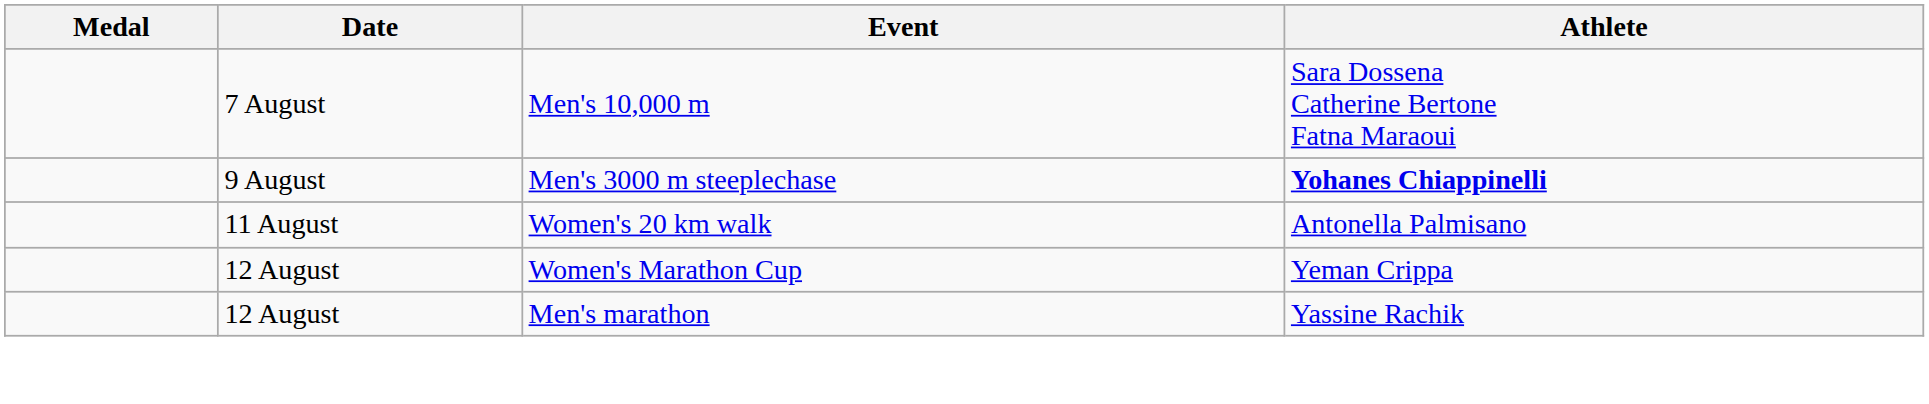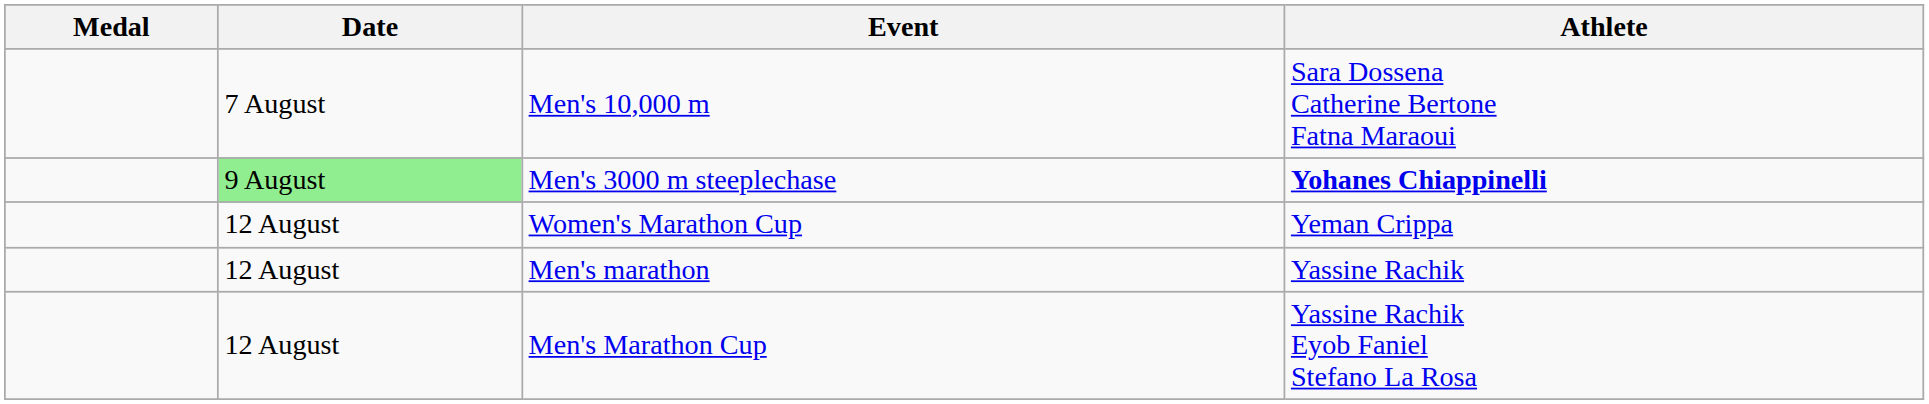(275, 179) no background -> (275, 179) lightgreen background
- row: (650, 224)
+ row: (648, 345)
